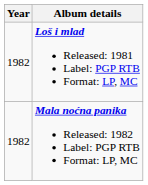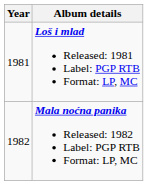(18, 62) 1982 -> (18, 62) 1981
